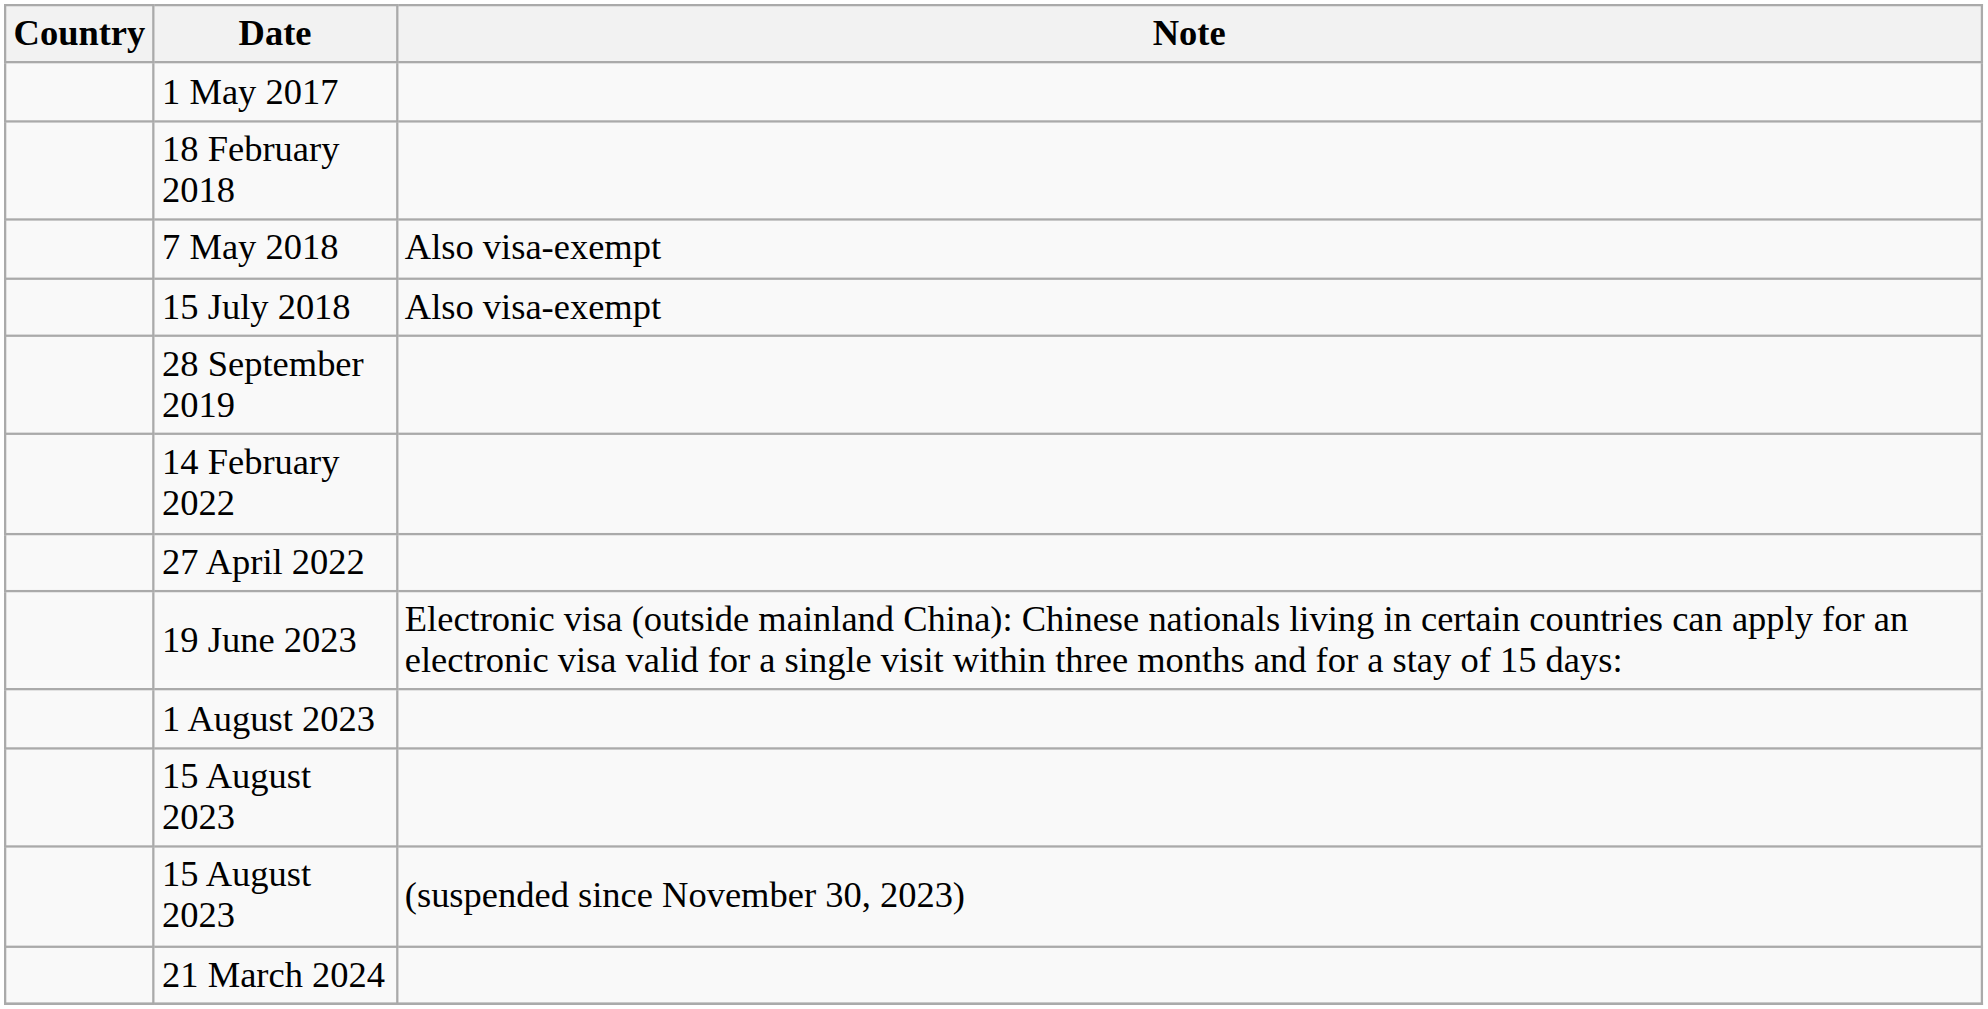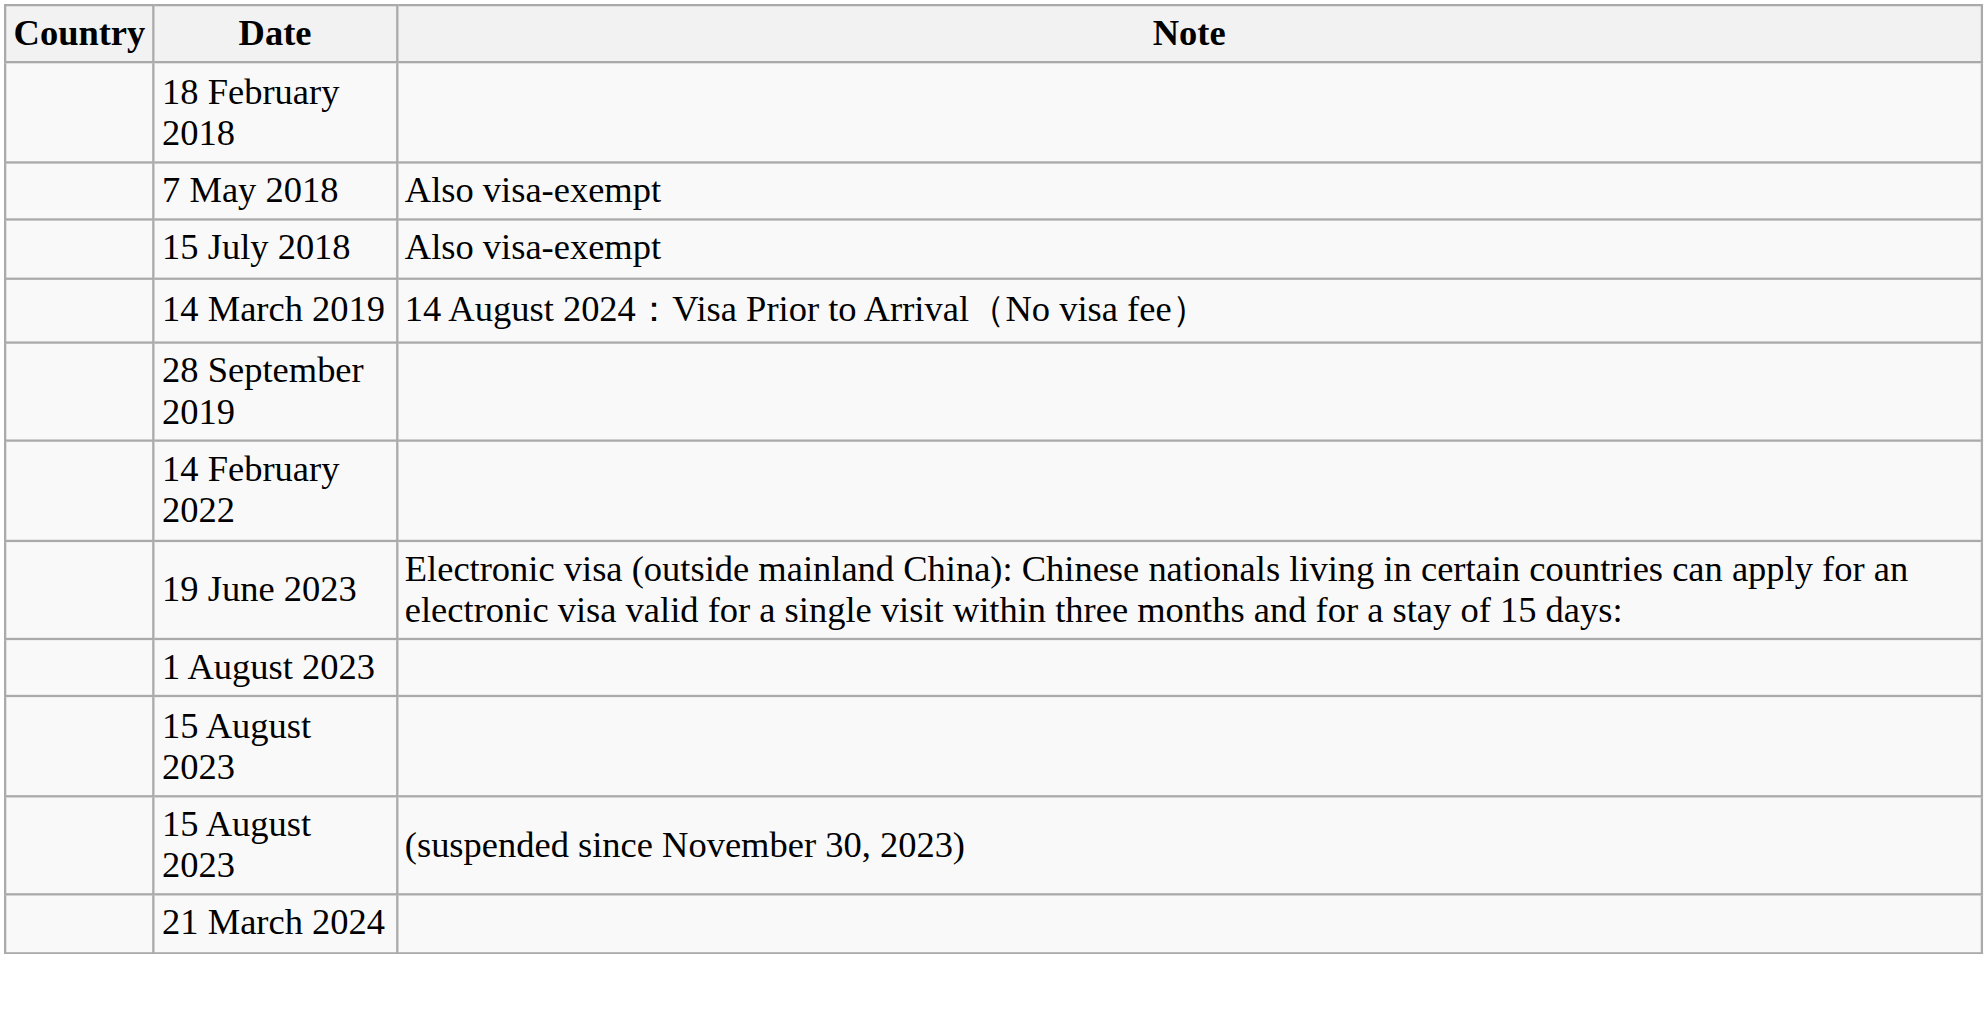- row: (250, 91)
+ row: (274, 309)
- row: (263, 561)
